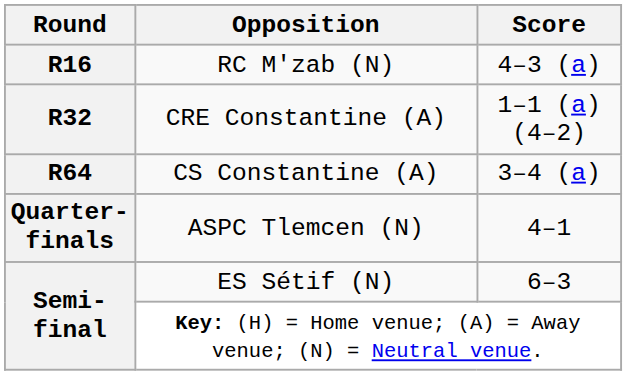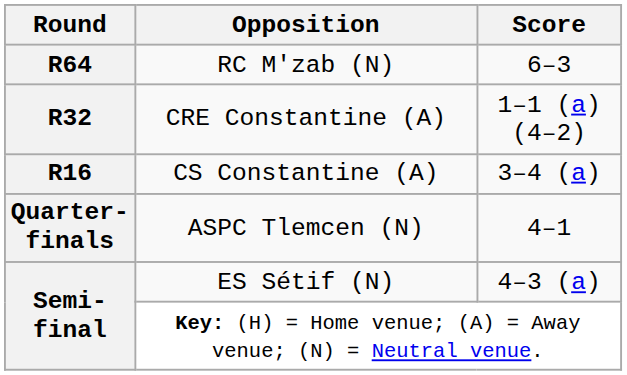(70, 65) R16 -> (70, 65) R64
(549, 65) 4–3 (a) -> (549, 65) 6–3
(70, 173) R64 -> (70, 173) R16
(549, 282) 6–3 -> (549, 282) 4–3 (a)
